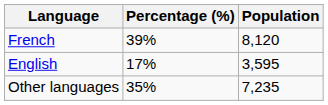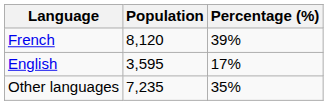columns swapped: (281, 16) <-> (180, 16)
